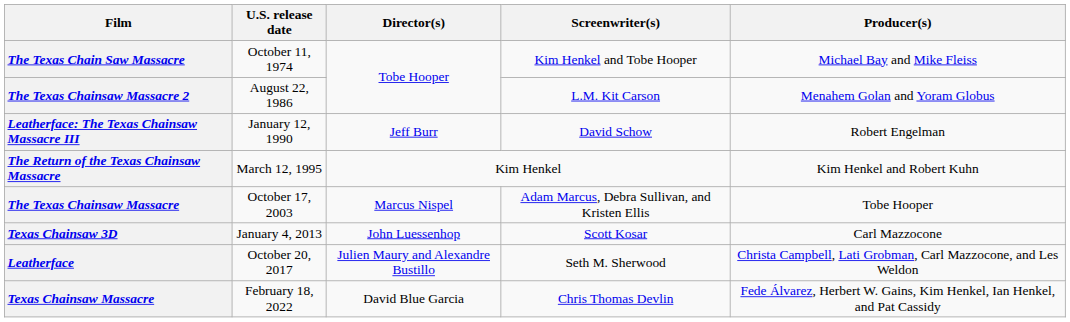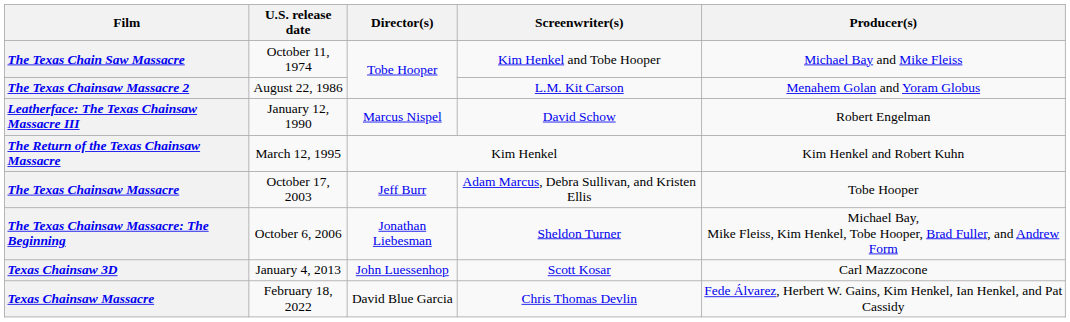(414, 132) Jeff Burr -> (402, 116) Marcus Nispel
(414, 204) Marcus Nispel -> (402, 189) Jeff Burr
+ row: (108, 233)
- row: (41, 262)
